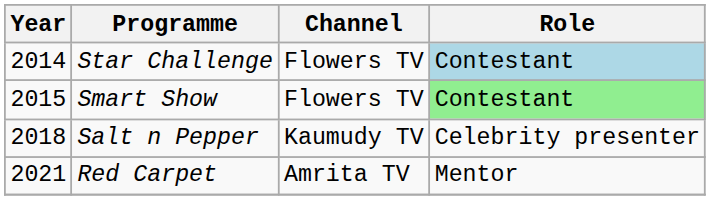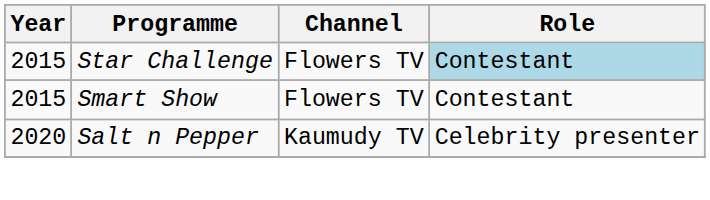(38, 62) 2014 -> (38, 62) 2015
(505, 100) lightgreen background -> (505, 100) no background
(38, 138) 2018 -> (38, 138) 2020
- row: (147, 176)
